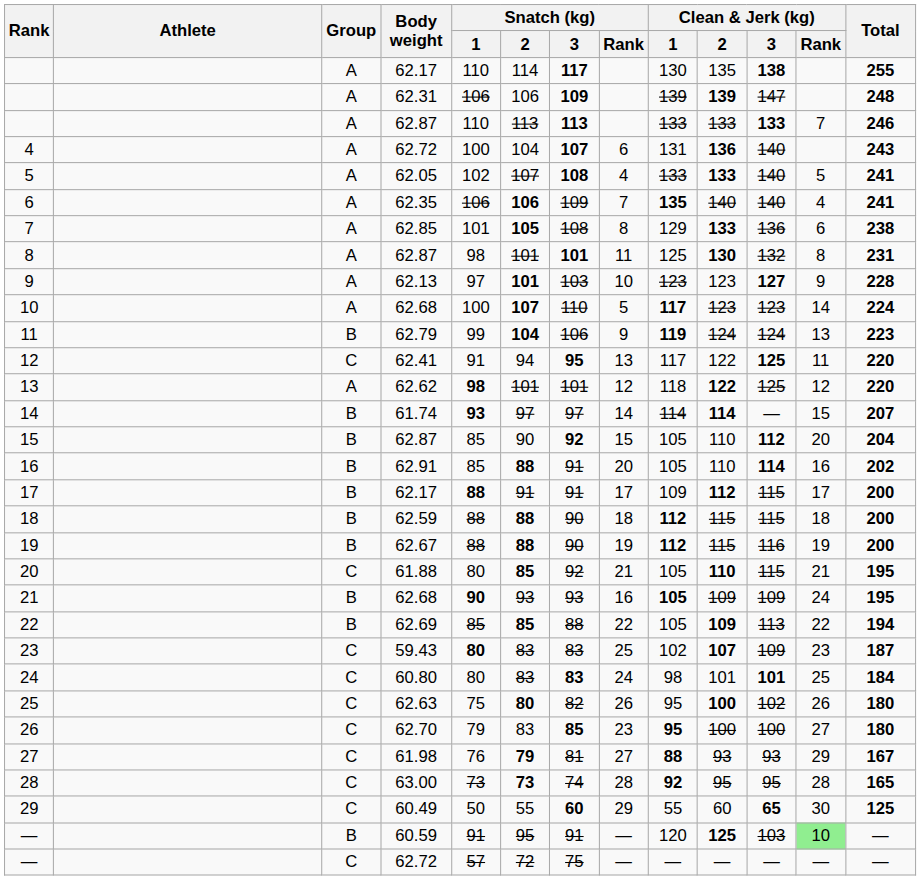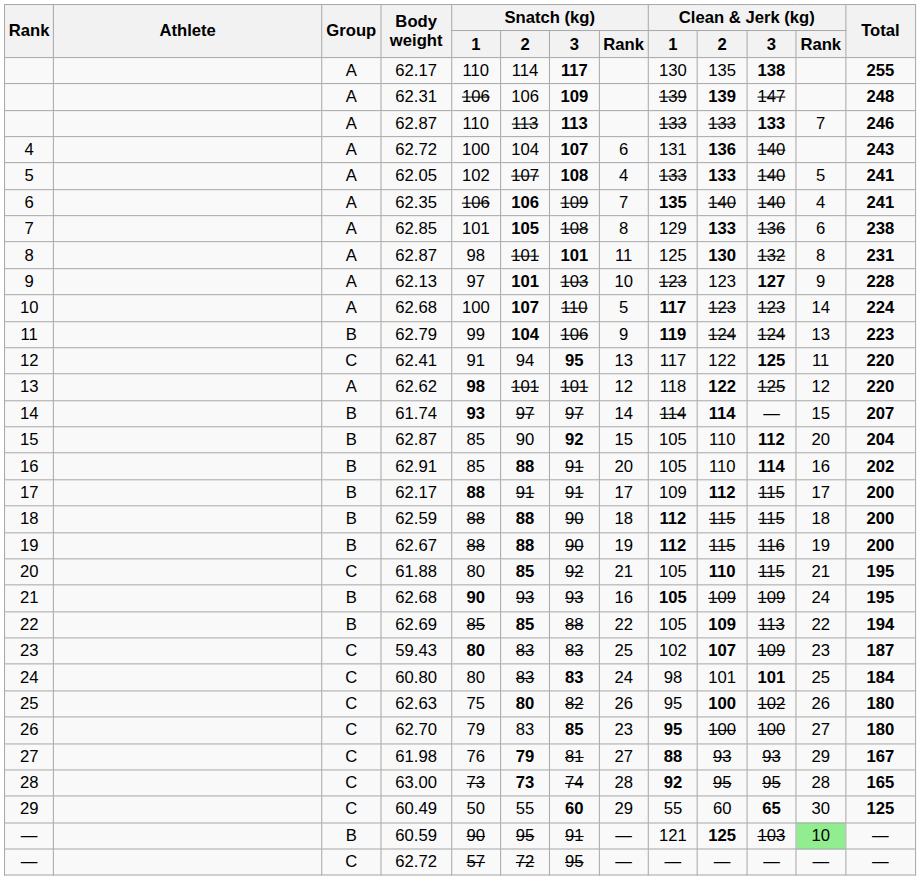(476, 835) 91 -> (476, 835) 90
(673, 835) 120 -> (673, 835) 121
(574, 862) 75 -> (574, 862) 95
